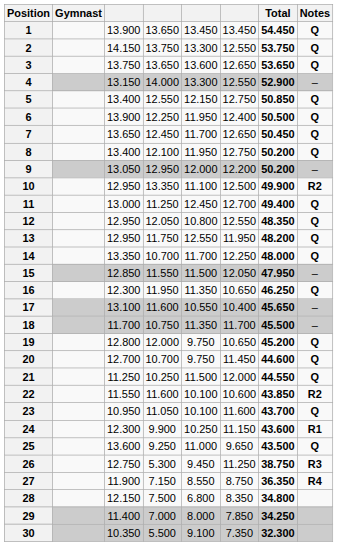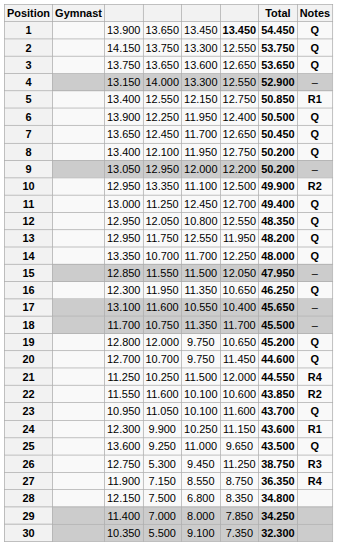(239, 31) normal -> (239, 31) bold
(315, 100) Q -> (315, 100) R1
(315, 377) Q -> (315, 377) R4
